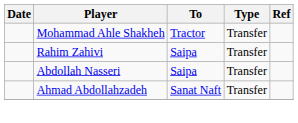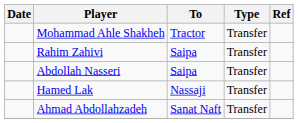+ row: (65, 90)
